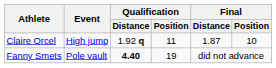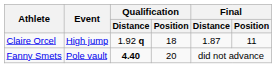(171, 41) 11 -> (171, 41) 18
(252, 41) 10 -> (252, 41) 11
(171, 56) 19 -> (171, 56) 20
